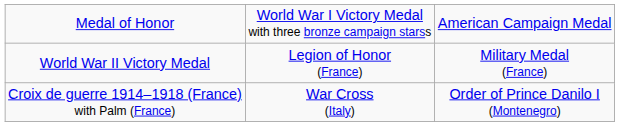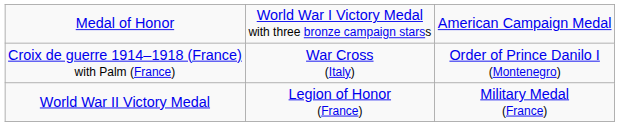rows swapped: (125, 63) <-> (125, 102)
